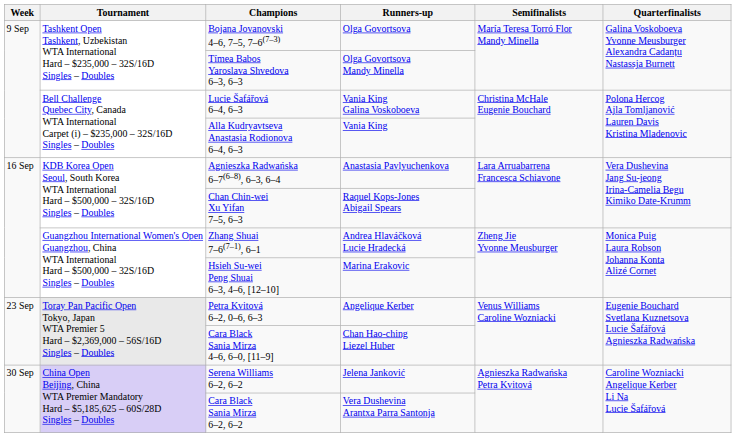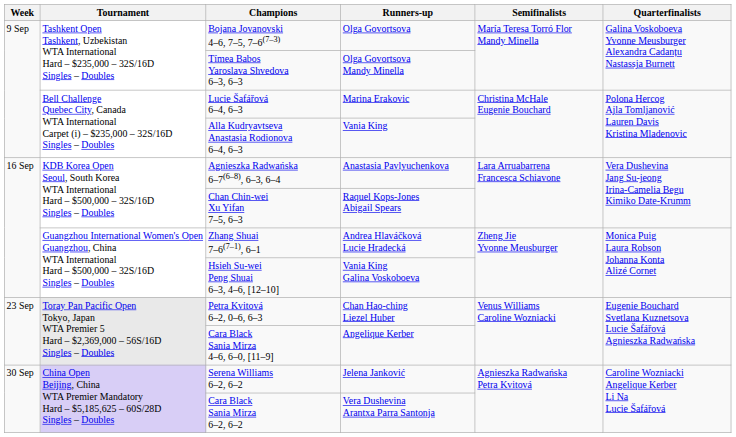(381, 104) Vania King Galina Voskoboeva -> (376, 98) Marina Erakovic
(376, 266) Marina Erakovic -> (381, 271) Vania King Galina Voskoboeva
(378, 305) Angelique Kerber -> (375, 311) Chan Hao-ching Liezel Huber
(375, 339) Chan Hao-ching Liezel Huber -> (378, 333) Angelique Kerber
